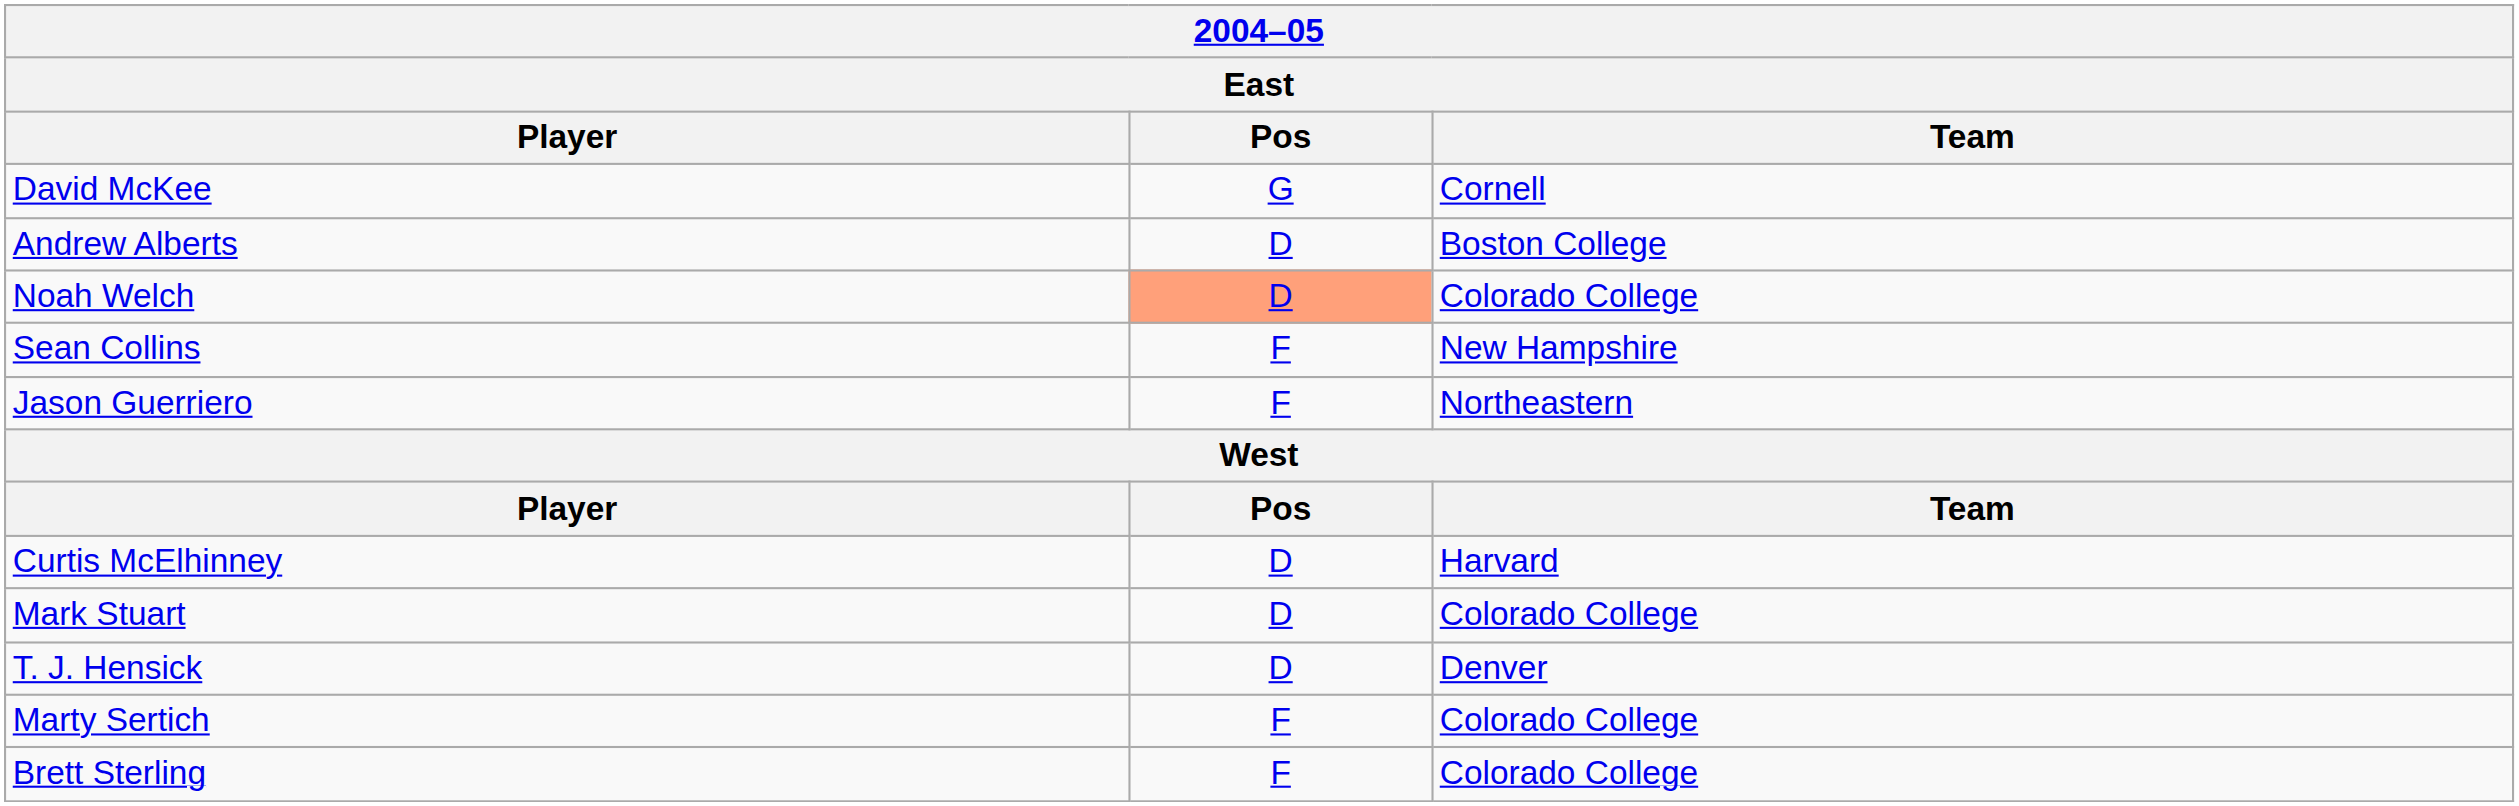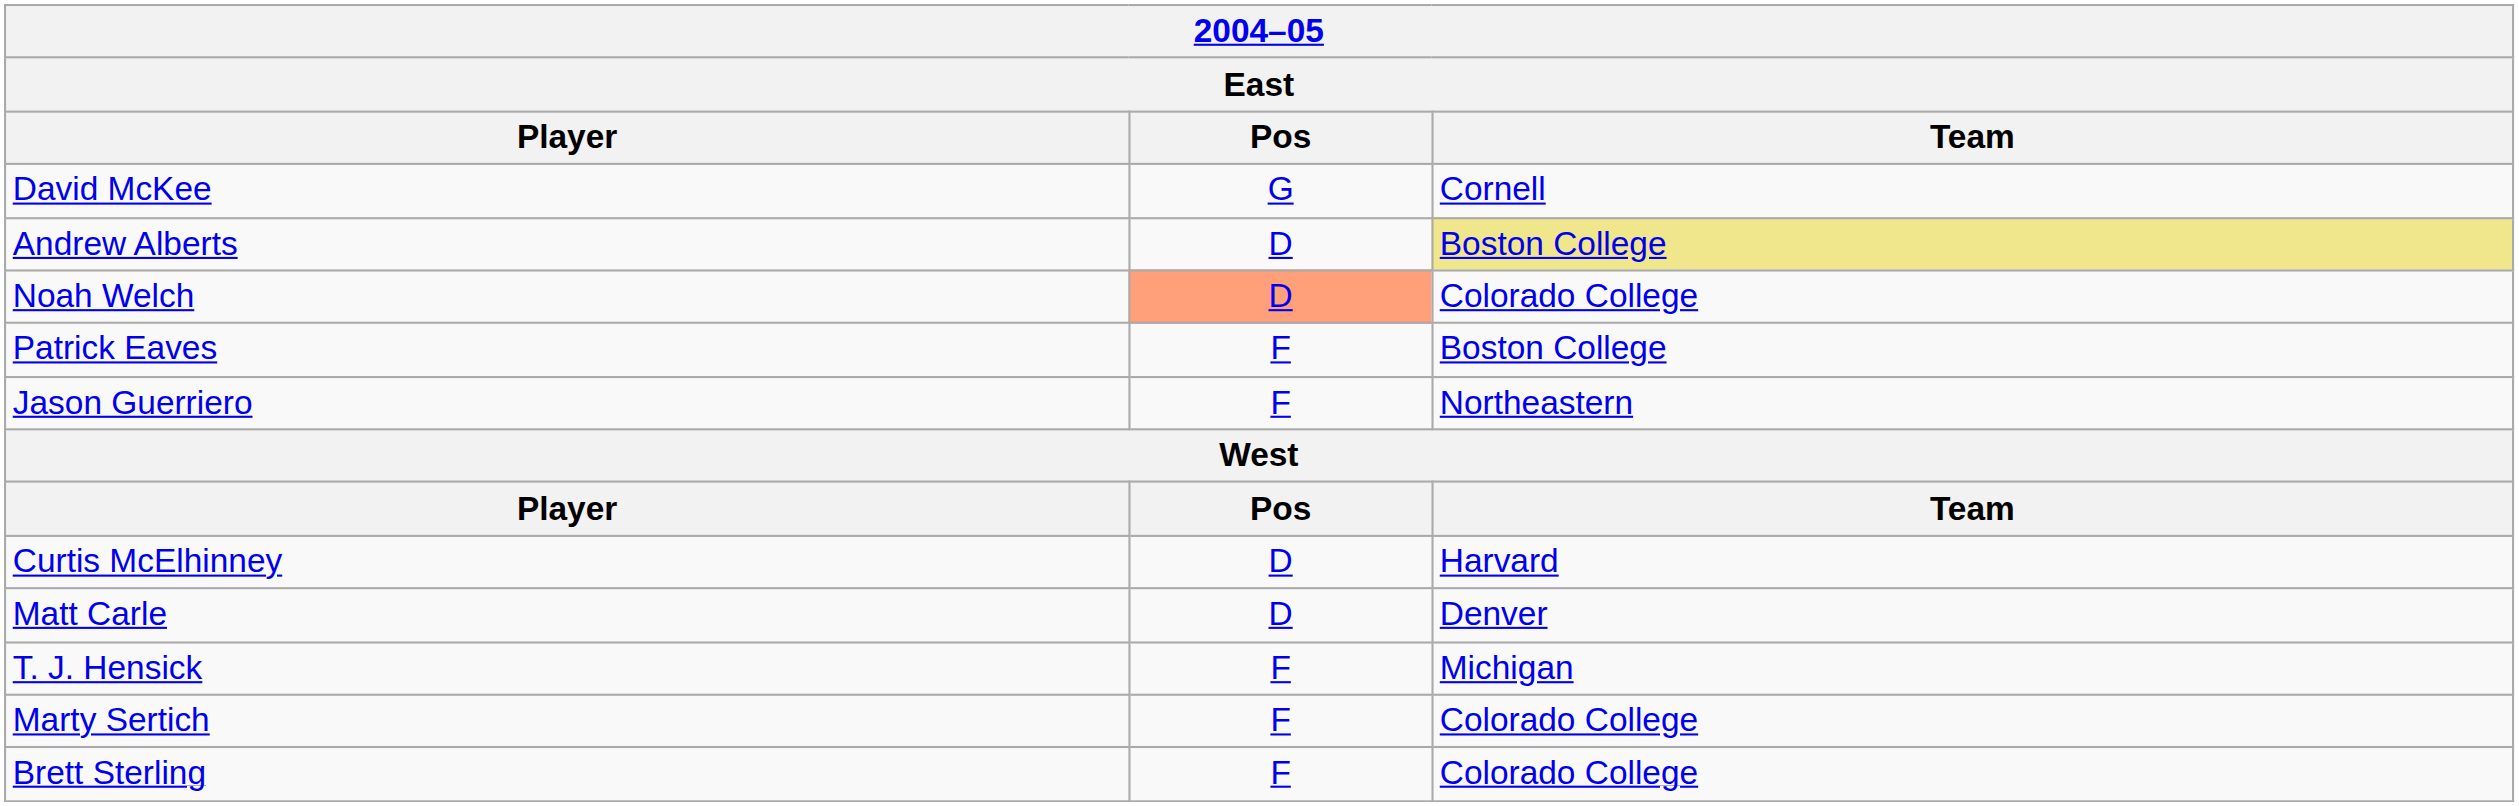(1553, 243) no background -> (1553, 243) khaki background
- row: (107, 349)
+ row: (115, 349)
+ row: (90, 614)
- row: (99, 614)
(1281, 667) D -> (1281, 667) F
(1494, 667) Denver -> (1507, 667) Michigan
